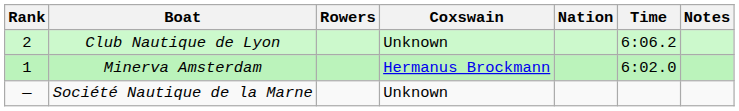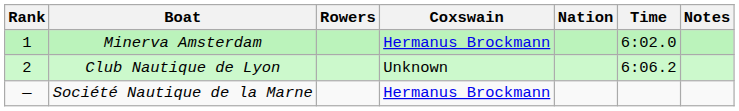rows swapped: (183, 68) <-> (183, 42)
(416, 93) Unknown -> (467, 93) Hermanus Brockmann
